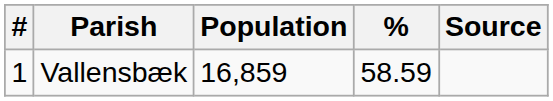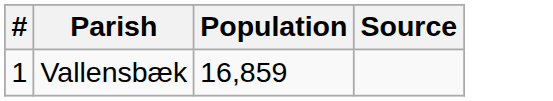- column: (396, 27)
